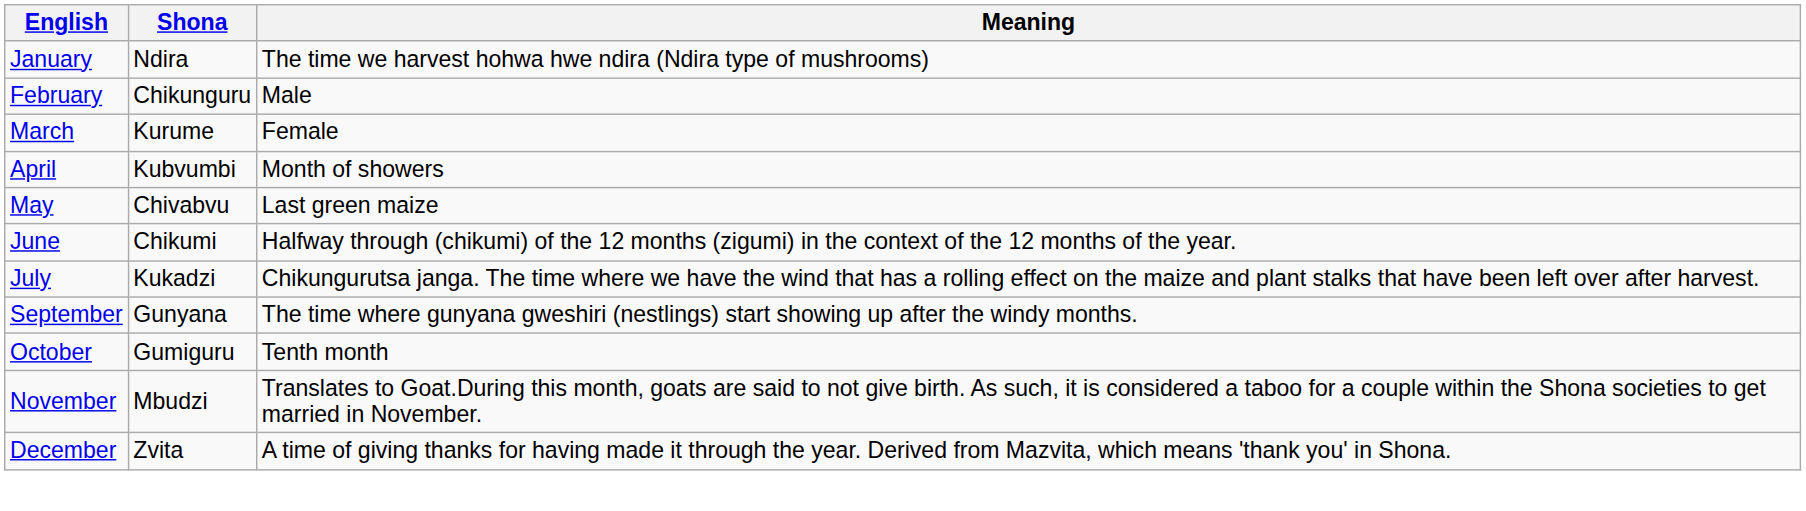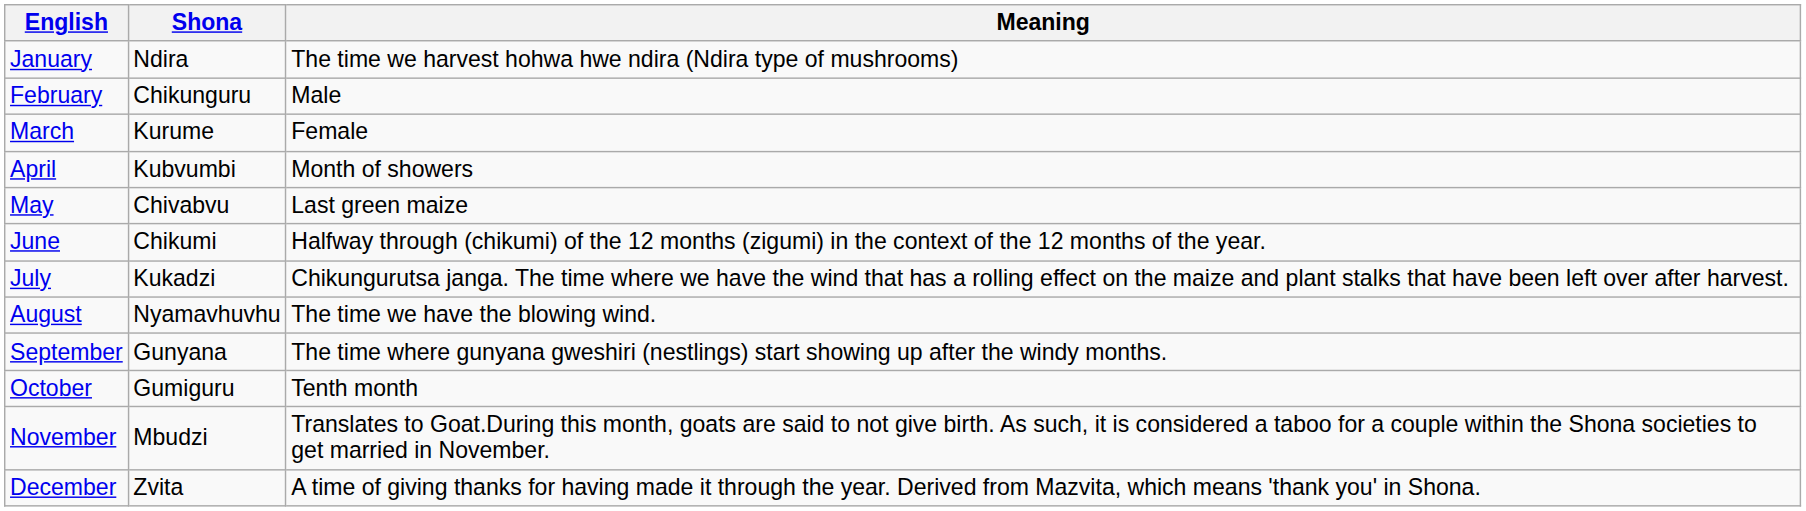+ row: (46, 315)
